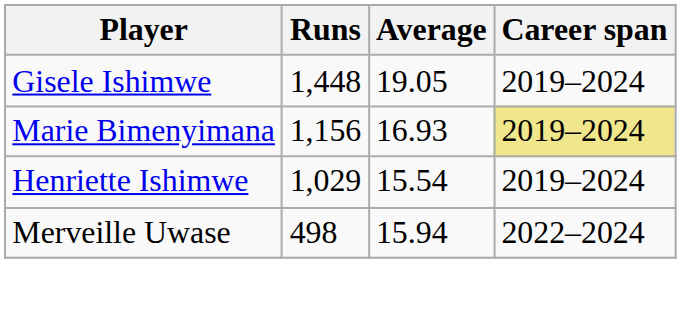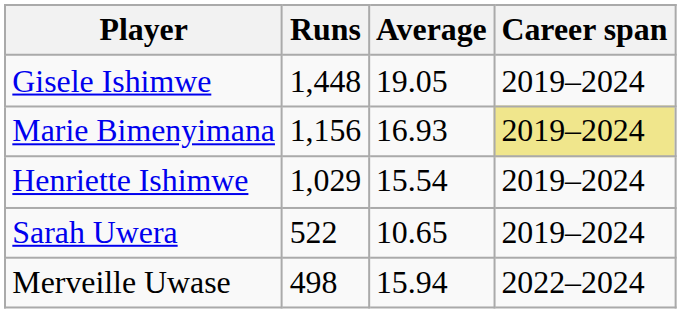+ row: (95, 231)
